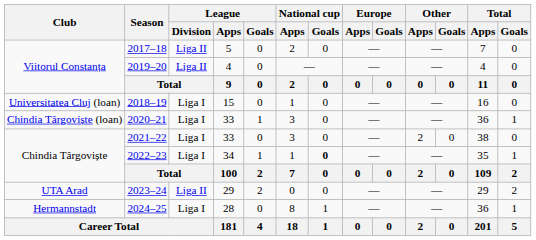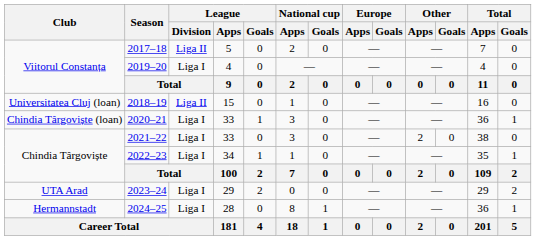(191, 66) Liga II -> (191, 66) Liga I
(191, 102) Liga I -> (191, 102) Liga II
(325, 155) bold -> (325, 155) normal
(191, 191) Liga II -> (191, 191) Liga I
